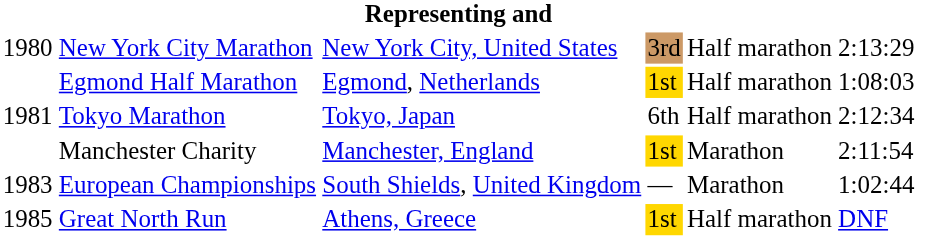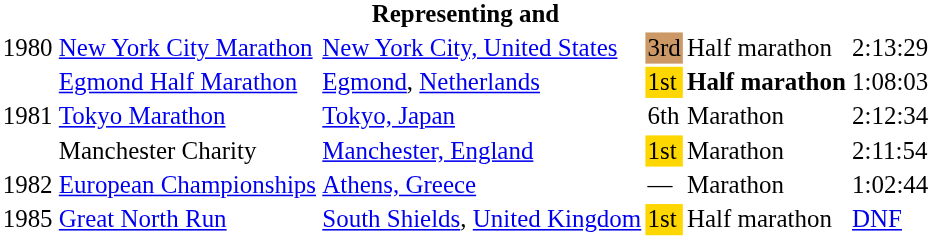(759, 82) normal -> (766, 82) bold
(759, 116) Half marathon -> (736, 116) Marathon
(28, 185) 1983 -> (28, 185) 1982
(482, 185) South Shields, United Kingdom -> (399, 185) Athens, Greece
(399, 219) Athens, Greece -> (482, 219) South Shields, United Kingdom
